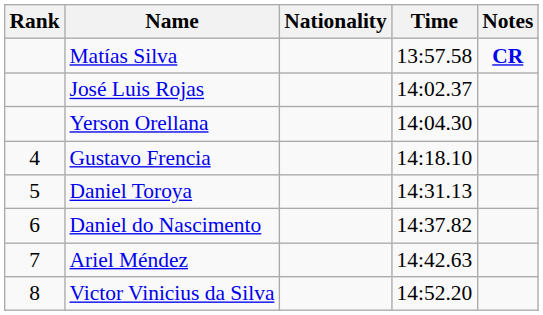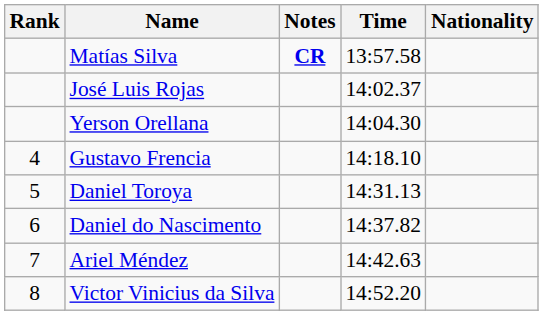columns swapped: (336, 21) <-> (508, 21)
